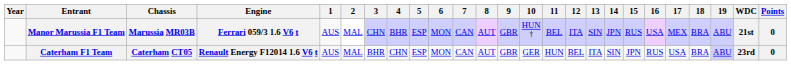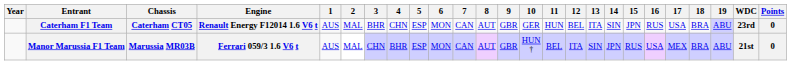rows swapped: (76, 52) <-> (76, 31)
